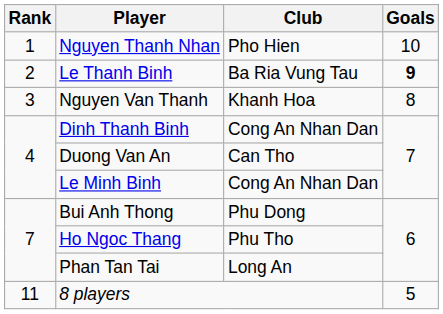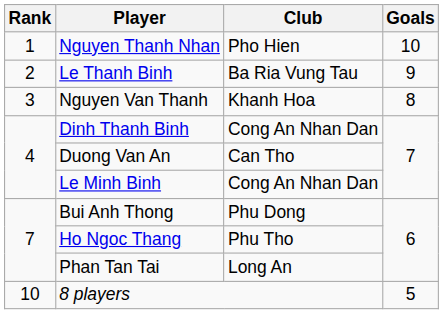(410, 73) bold -> (410, 73) normal
(30, 294) 11 -> (30, 294) 10
